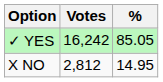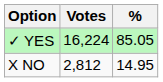(86, 40) 16,242 -> (86, 40) 16,224
